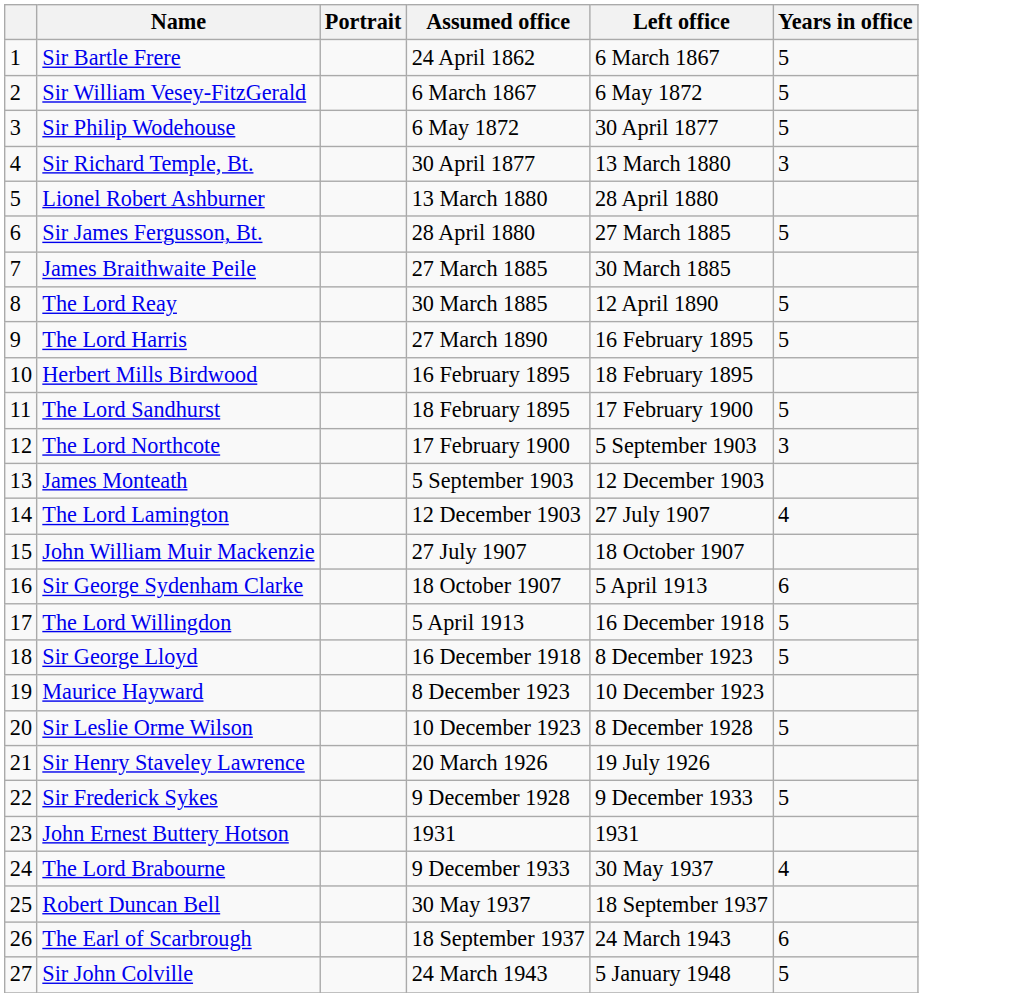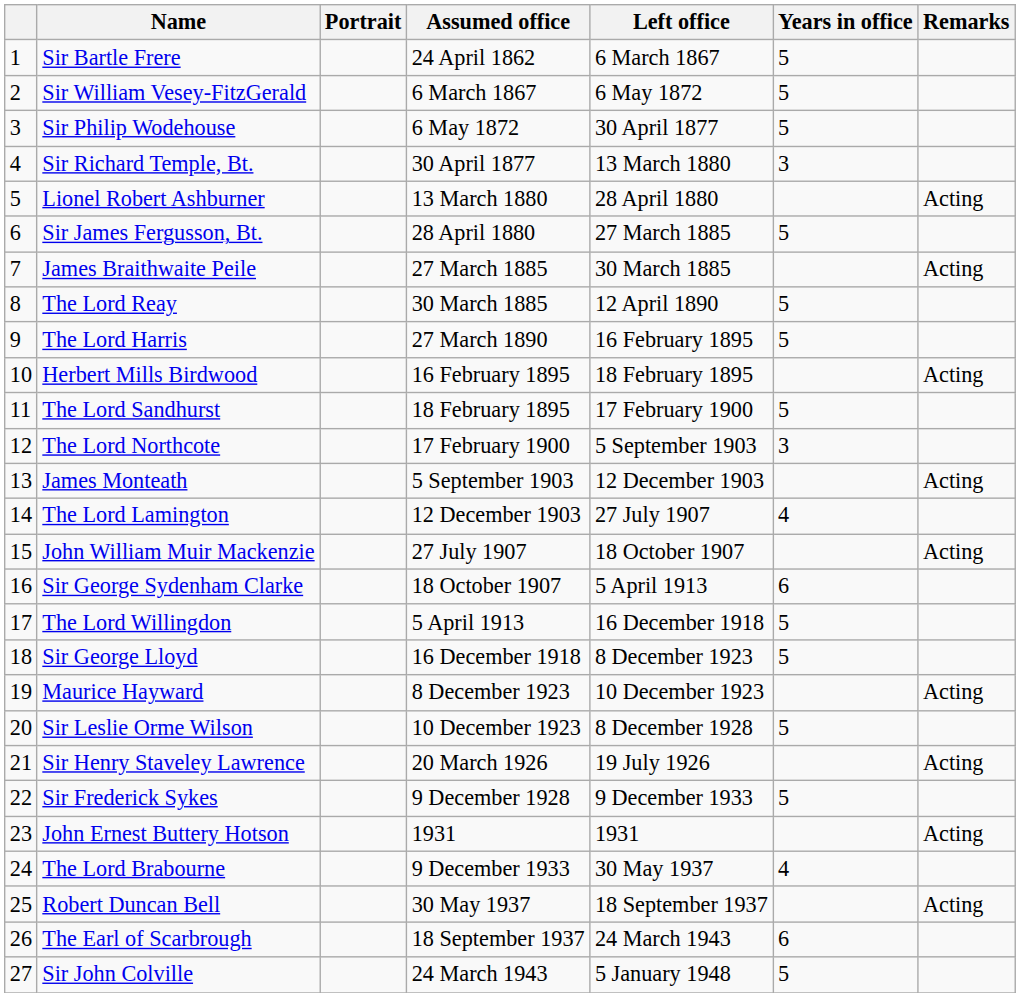+ column: (966, 22)
